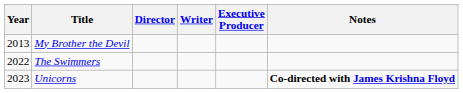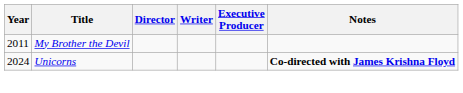(18, 43) 2013 -> (18, 43) 2011
- row: (67, 61)
(18, 79) 2023 -> (18, 61) 2024
